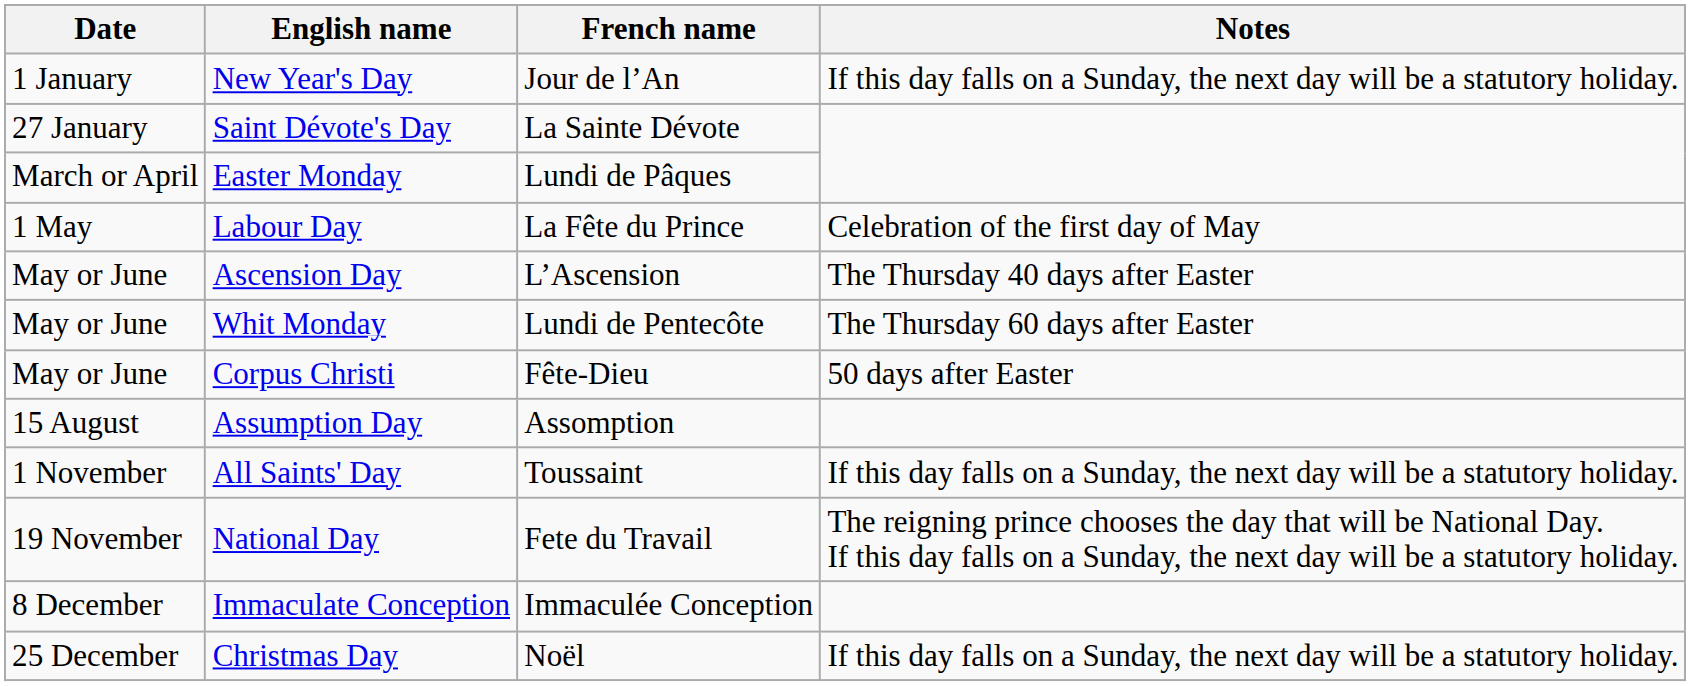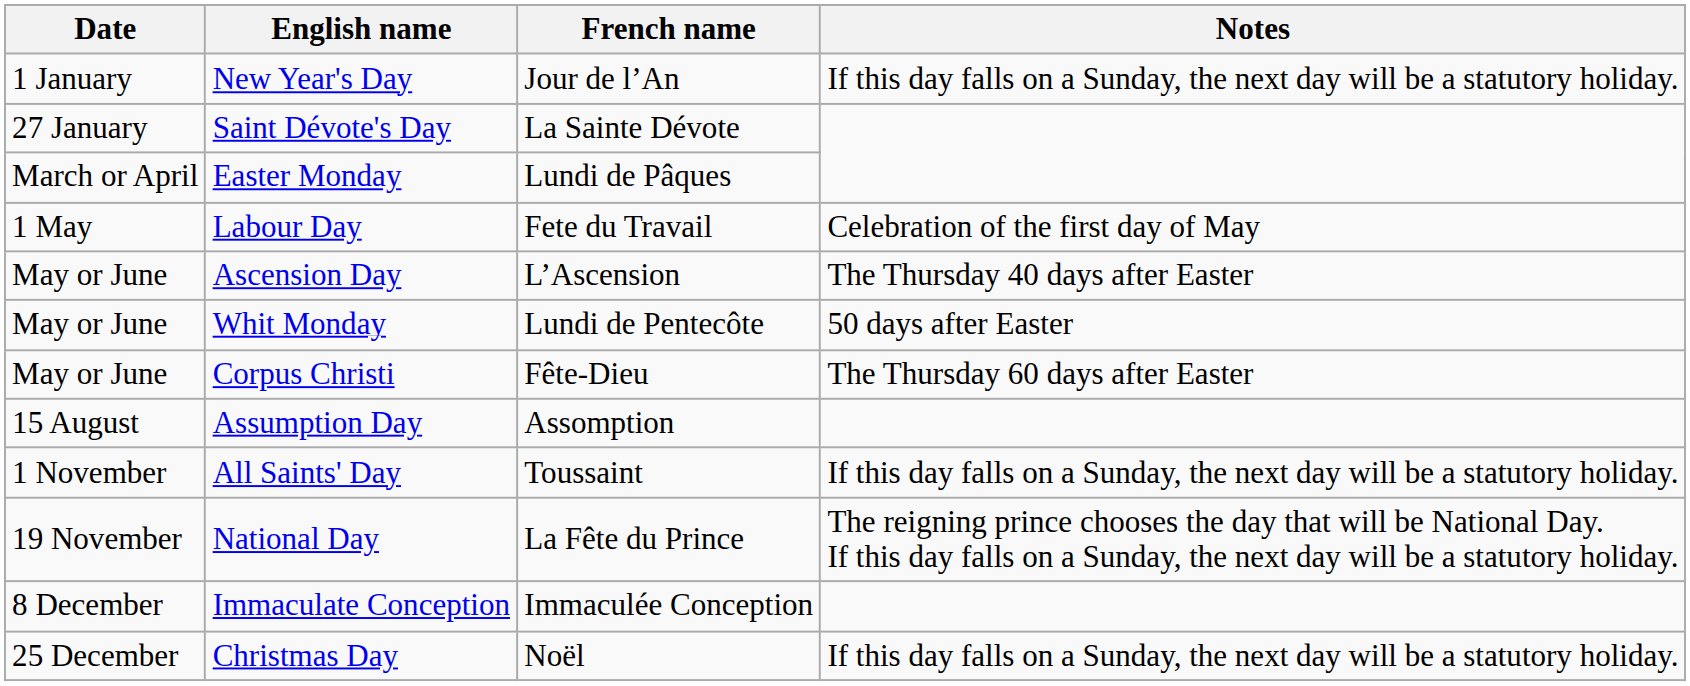(634, 226) La Fête du Prince -> (618, 226) Fete du Travail
(1040, 324) The Thursday 60 days after Easter -> (950, 324) 50 days after Easter
(950, 373) 50 days after Easter -> (1040, 373) The Thursday 60 days after Easter
(618, 538) Fete du Travail -> (634, 538) La Fête du Prince
